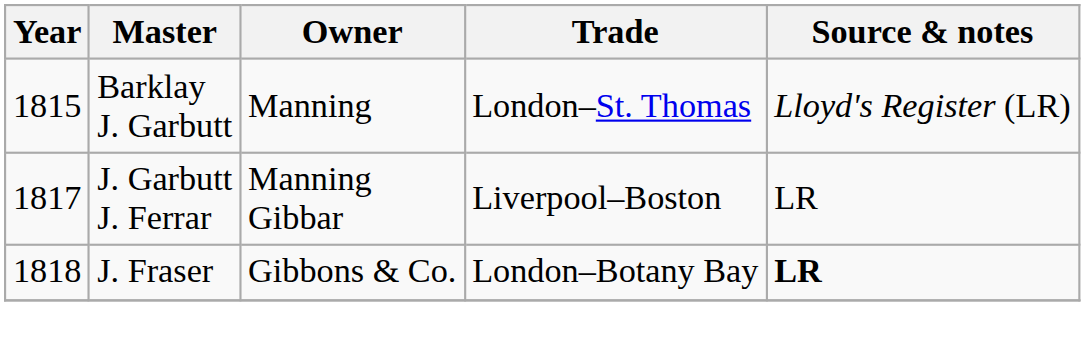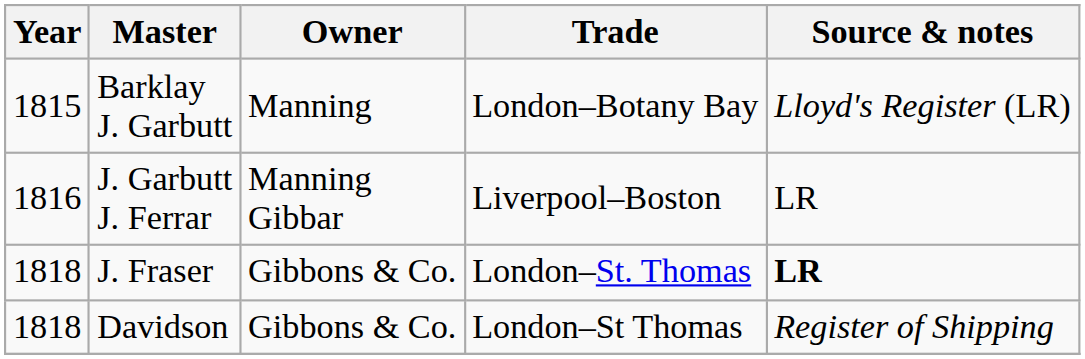(612, 105) London–St. Thomas -> (615, 105) London–Botany Bay
(47, 198) 1817 -> (47, 198) 1816
(615, 271) London–Botany Bay -> (612, 271) London–St. Thomas
+ row: (163, 325)
